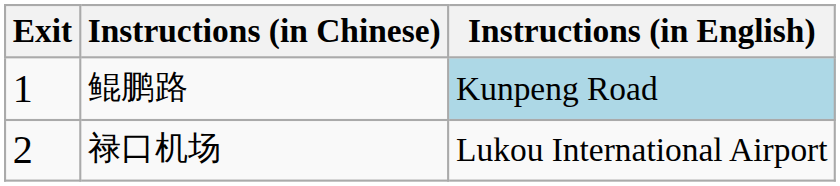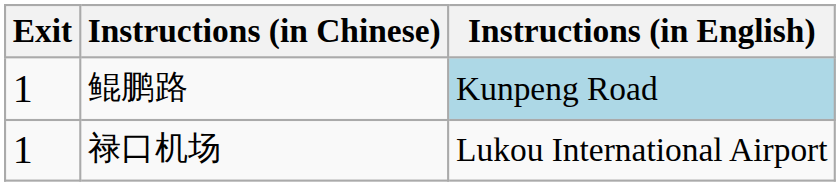(23, 149) 2 -> (23, 149) 1
